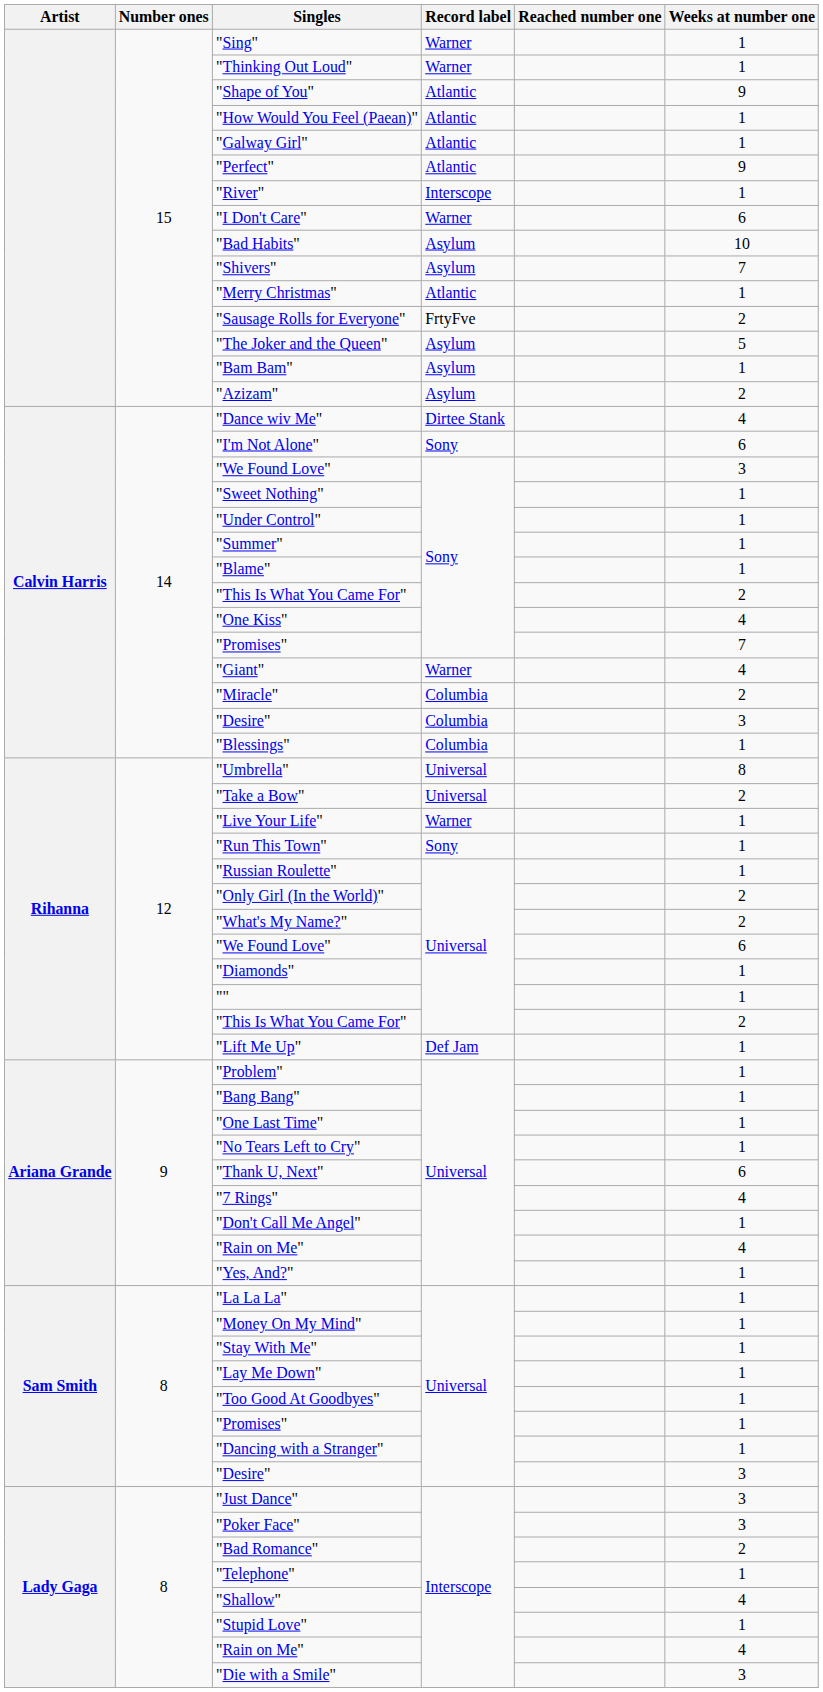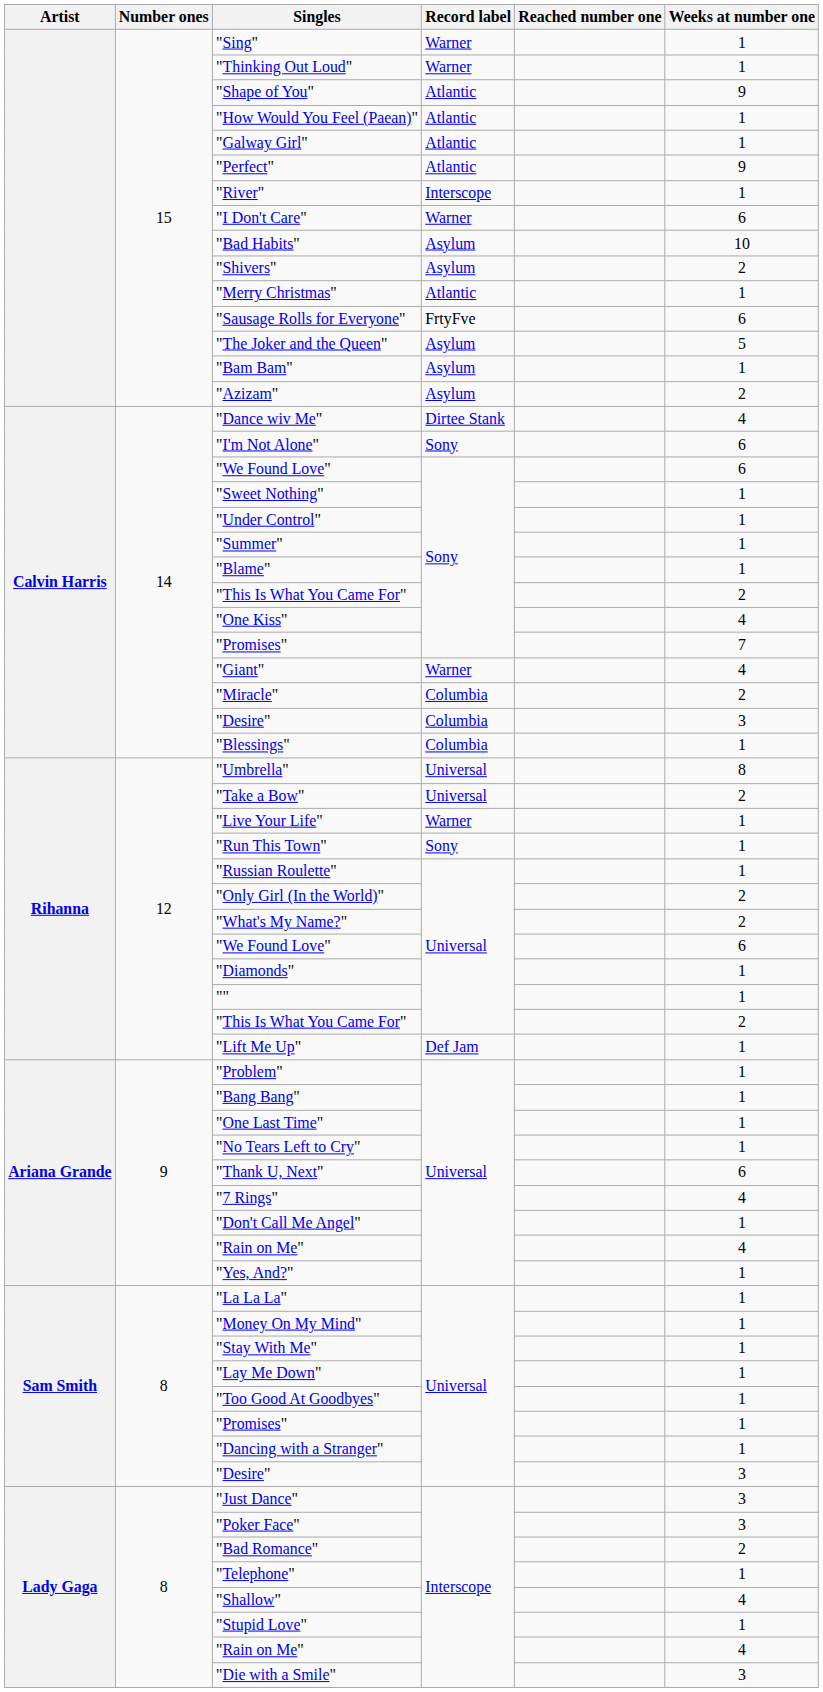(742, 268) 7 -> (742, 268) 2
(742, 318) 2 -> (742, 318) 6
(742, 469) 3 -> (742, 469) 6
